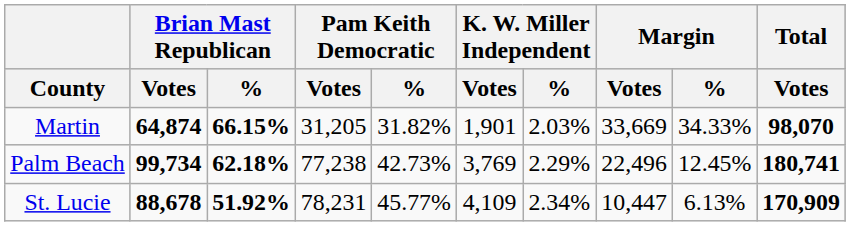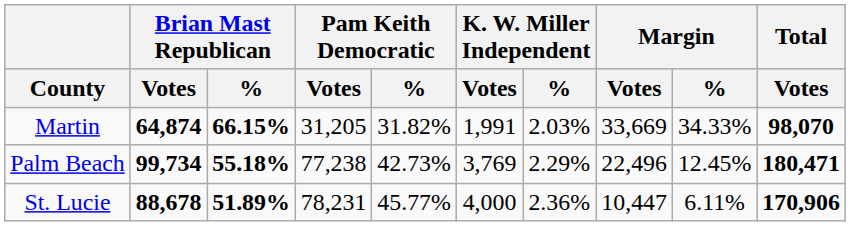(489, 125) 1,901 -> (489, 125) 1,991
(251, 163) 62.18% -> (251, 163) 55.18%
(801, 163) 180,741 -> (801, 163) 180,471
(251, 201) 51.92% -> (251, 201) 51.89%
(489, 201) 4,109 -> (489, 201) 4,000
(559, 201) 2.34% -> (559, 201) 2.36%
(715, 201) 6.13% -> (715, 201) 6.11%
(801, 201) 170,909 -> (801, 201) 170,906
